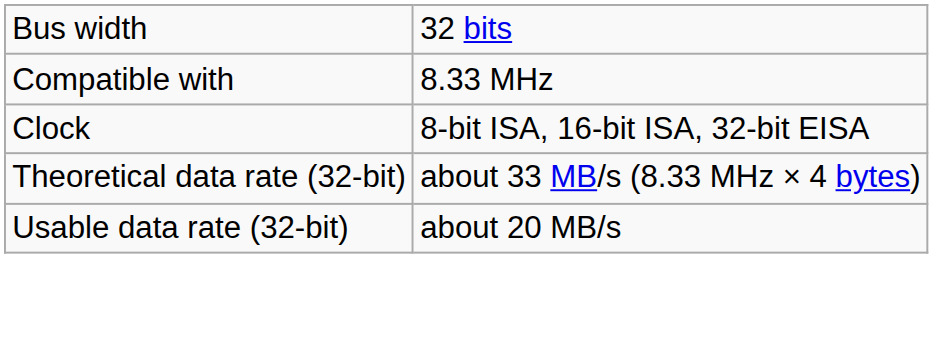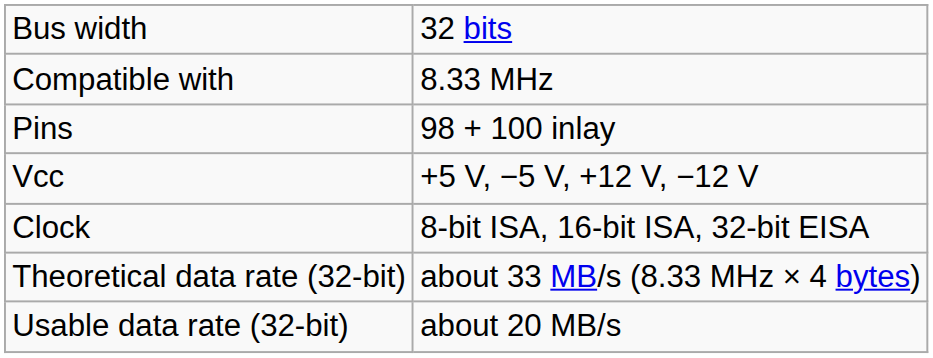+ row: (43, 128)
+ row: (38, 177)
